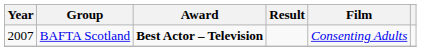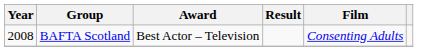(21, 35) 2007 -> (21, 35) 2008
(200, 35) bold -> (198, 35) normal
